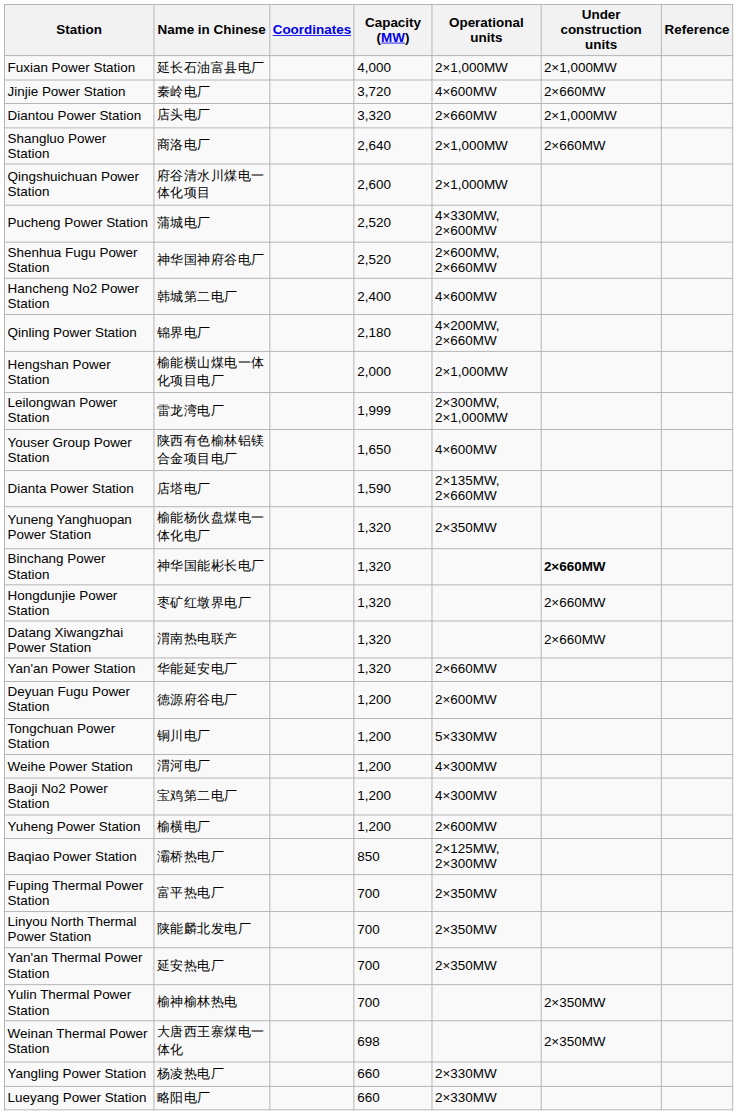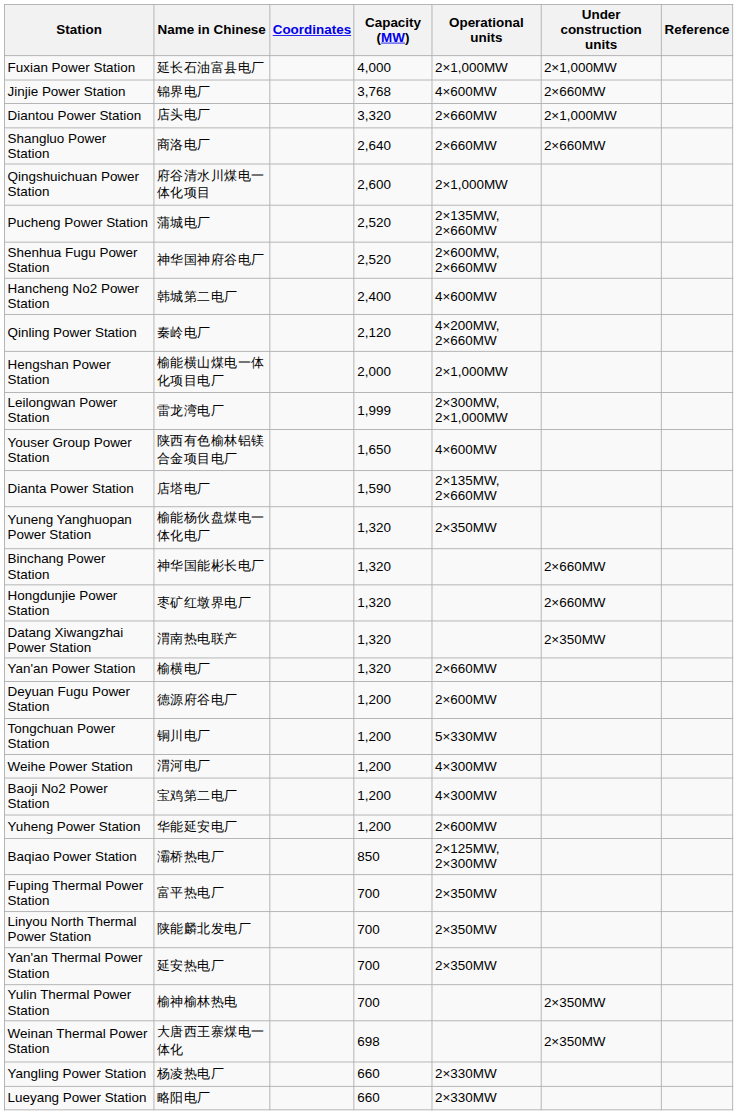(184, 91) 秦岭电厂 -> (184, 91) 锦界电厂
(374, 91) 3,720 -> (374, 91) 3,768
(471, 145) 2×1,000MW -> (466, 145) 2×660MW
(467, 223) 4×330MW, 2×600MW -> (467, 223) 2×135MW, 2×660MW
(184, 332) 锦界电厂 -> (184, 332) 秦岭电厂
(374, 332) 2,180 -> (374, 332) 2,120
(575, 566) bold -> (575, 566) normal
(575, 639) 2×660MW -> (575, 639) 2×350MW
(197, 669) 华能延安电厂 -> (184, 669) 榆横电厂
(184, 826) 榆横电厂 -> (197, 826) 华能延安电厂
